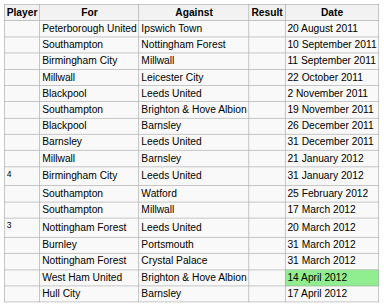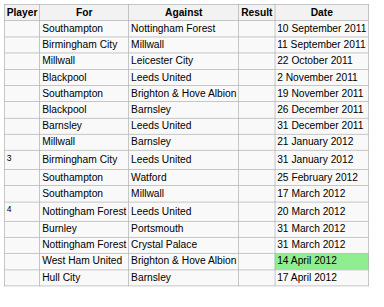- row: (89, 28)
(9, 174) 4 -> (9, 158) 3
(9, 225) 3 -> (9, 209) 4
